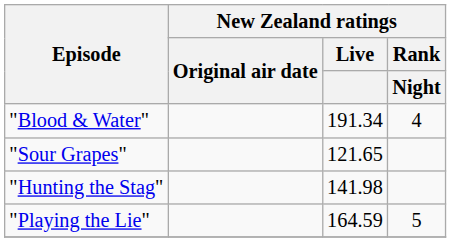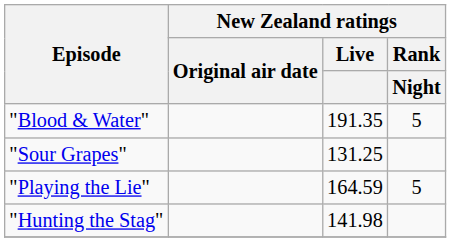(355, 120) 191.34 -> (355, 120) 191.35
(417, 120) 4 -> (417, 120) 5
(355, 154) 121.65 -> (355, 154) 131.25
rows swapped: (80, 220) <-> (86, 187)
